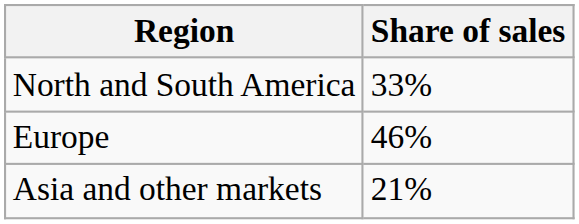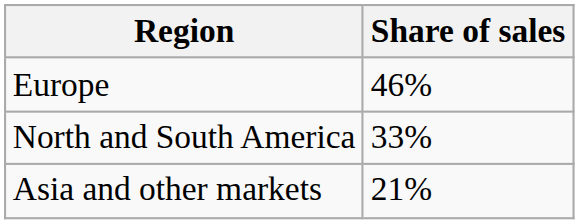rows swapped: (61, 137) <-> (184, 84)
